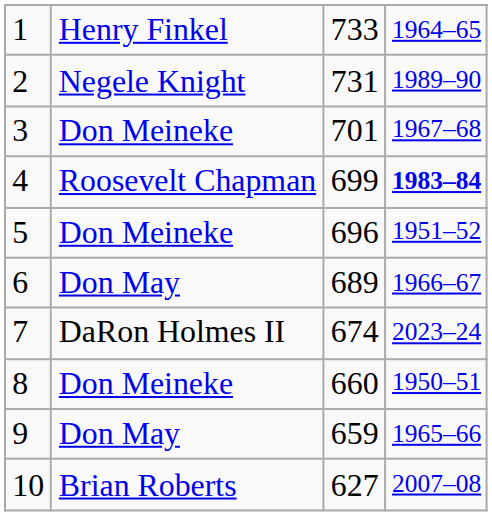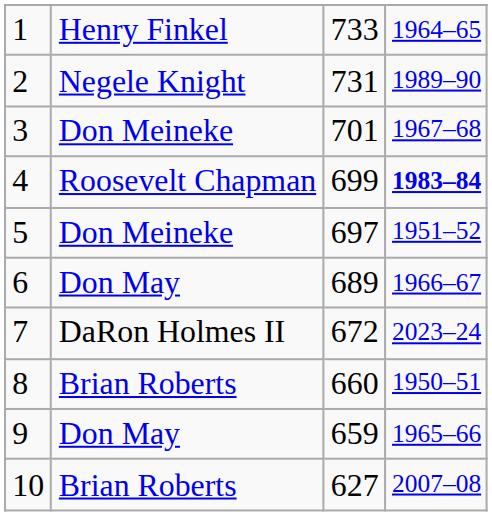(355, 231) 696 -> (355, 231) 697
(355, 332) 674 -> (355, 332) 672
(146, 383) Don Meineke -> (148, 383) Brian Roberts
